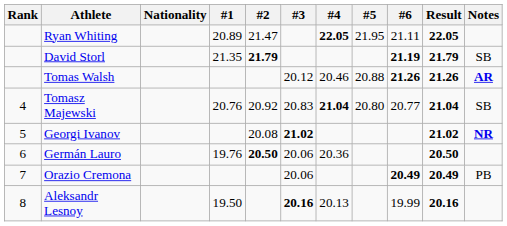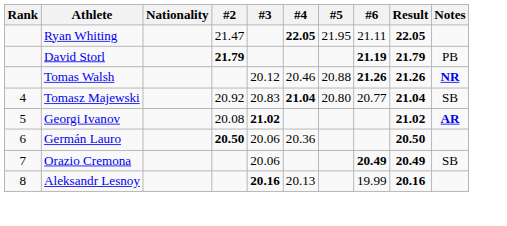- column: (227, 14)
(483, 56) SB -> (450, 56) PB
(483, 77) AR -> (450, 77) NR
(483, 133) NR -> (450, 118) AR
(483, 175) PB -> (450, 160) SB
